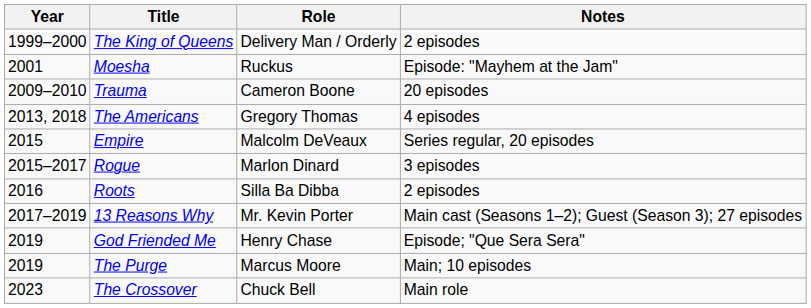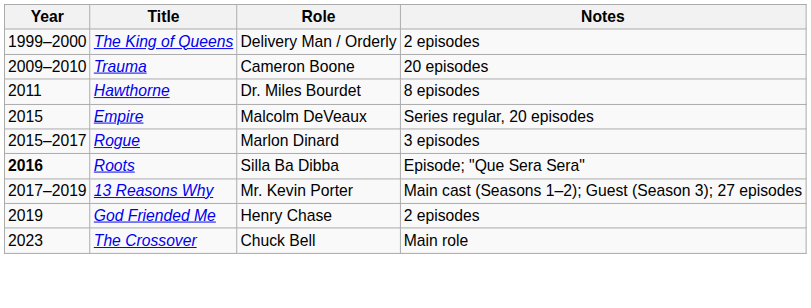- row: (122, 66)
+ row: (132, 91)
- row: (146, 116)
(26, 191) normal -> (26, 166) bold
(442, 191) 2 episodes -> (494, 166) Episode; "Que Sera Sera"
(494, 240) Episode; "Que Sera Sera" -> (442, 215) 2 episodes
- row: (130, 265)
